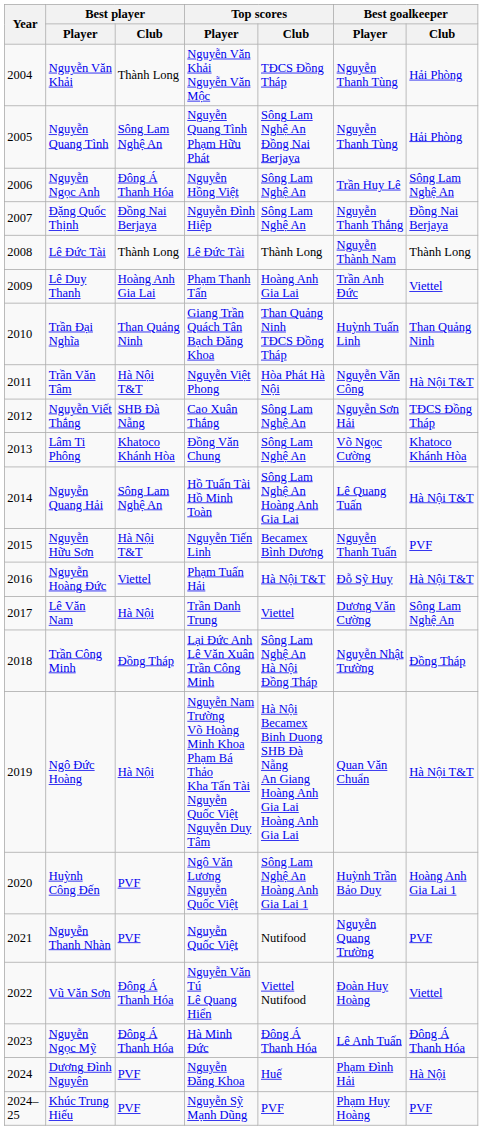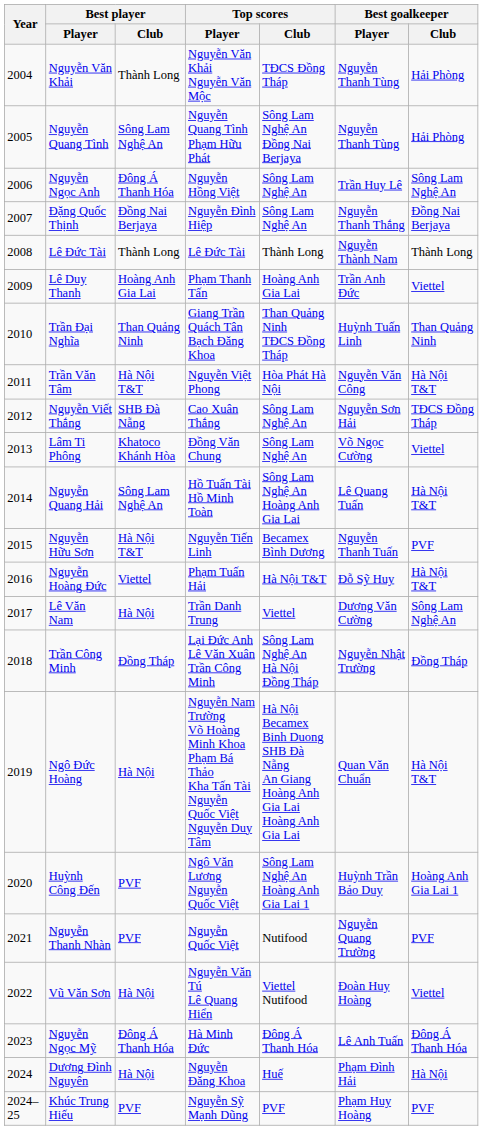(438, 449) Khatoco Khánh Hòa -> (428, 449) Viettel
(146, 992) Đông Á Thanh Hóa -> (136, 992) Hà Nội
(129, 1074) PVF -> (136, 1074) Hà Nội
